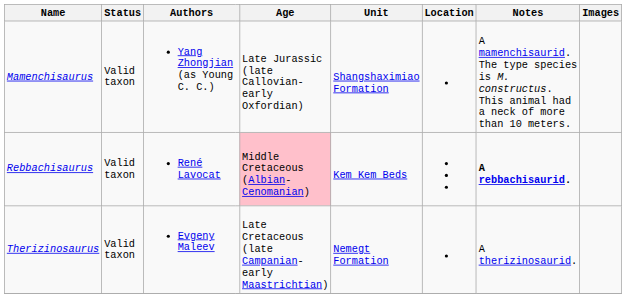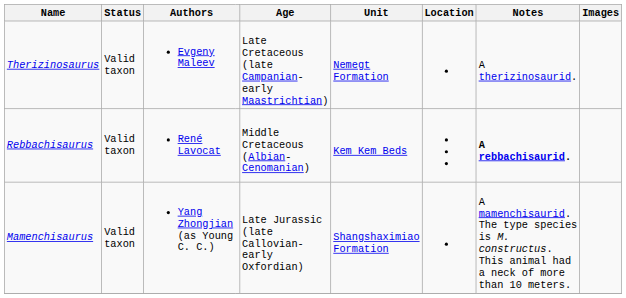rows swapped: (50, 77) <-> (53, 249)
(276, 175) pink background -> (276, 151) no background
